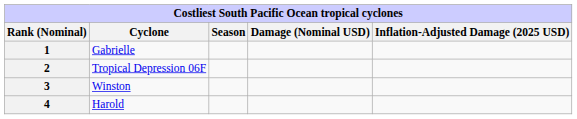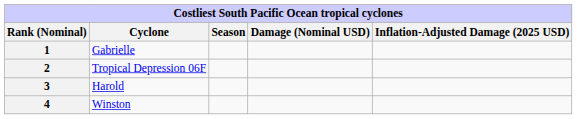(111, 86) Winston -> (108, 86) Harold
(108, 104) Harold -> (111, 104) Winston
